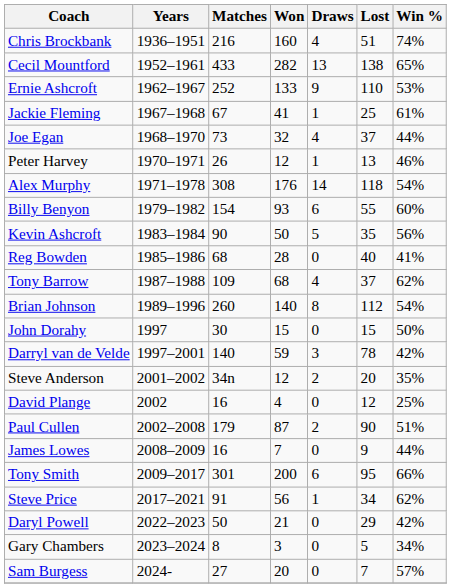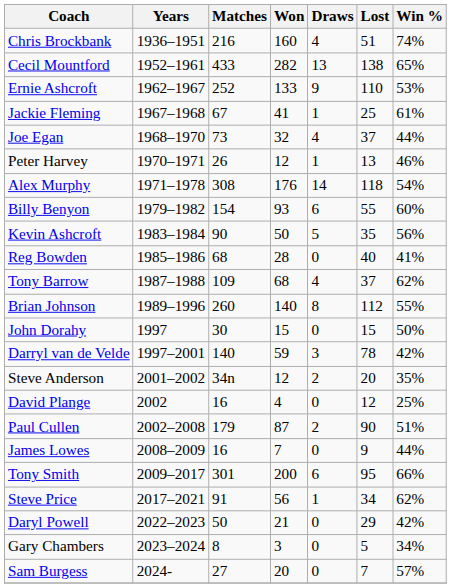(410, 305) 54% -> (410, 305) 55%
